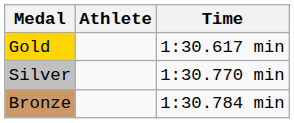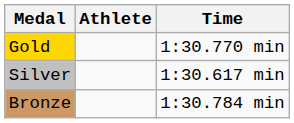(222, 47) 1:30.617 min -> (222, 47) 1:30.770 min
(222, 75) 1:30.770 min -> (222, 75) 1:30.617 min
